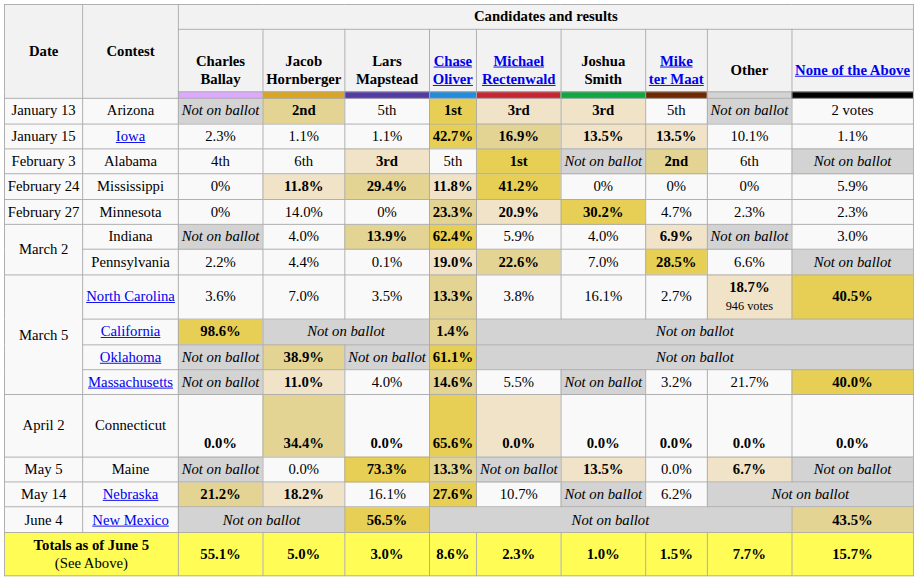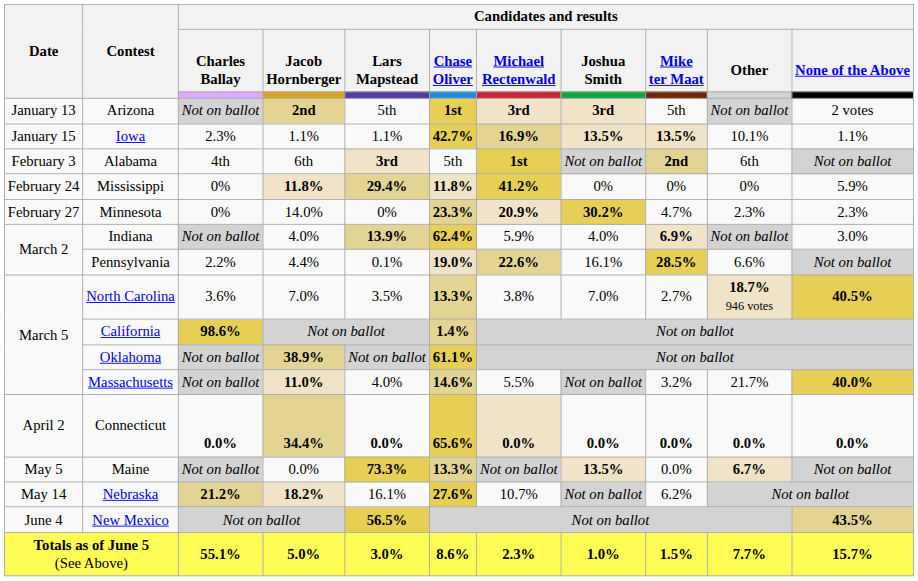(603, 262) 7.0% -> (603, 262) 16.1%
(603, 297) 16.1% -> (603, 297) 7.0%
